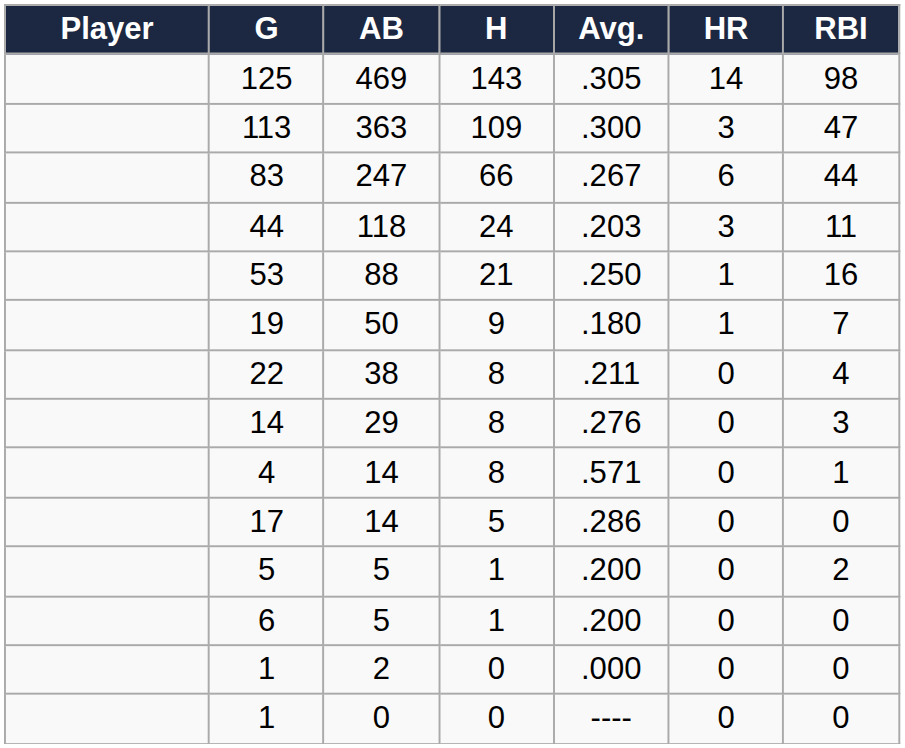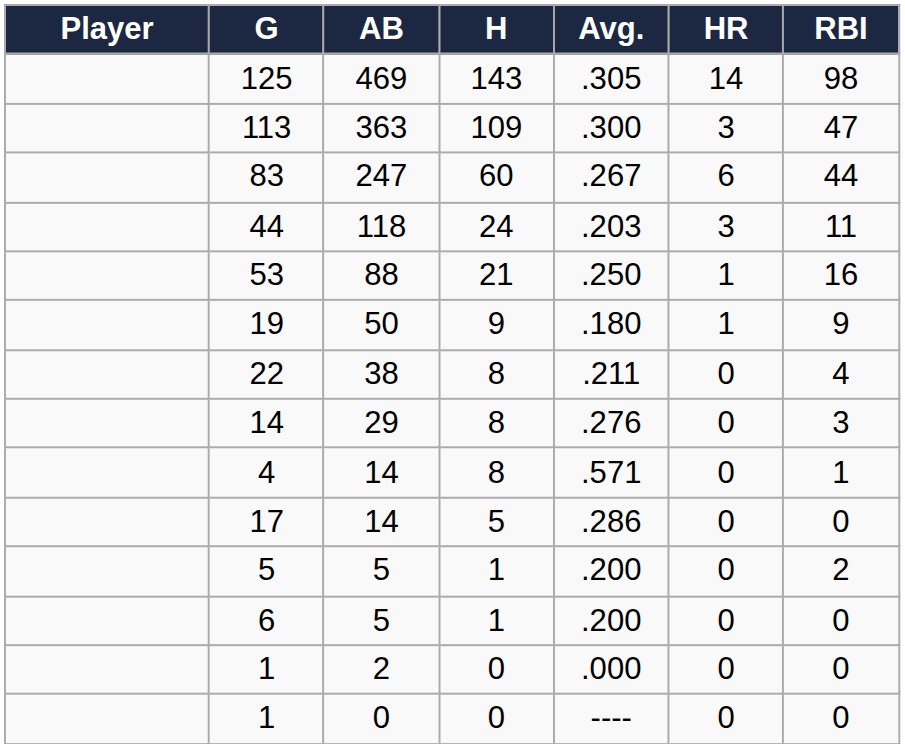(496, 176) 66 -> (496, 176) 60
(841, 324) 7 -> (841, 324) 9
